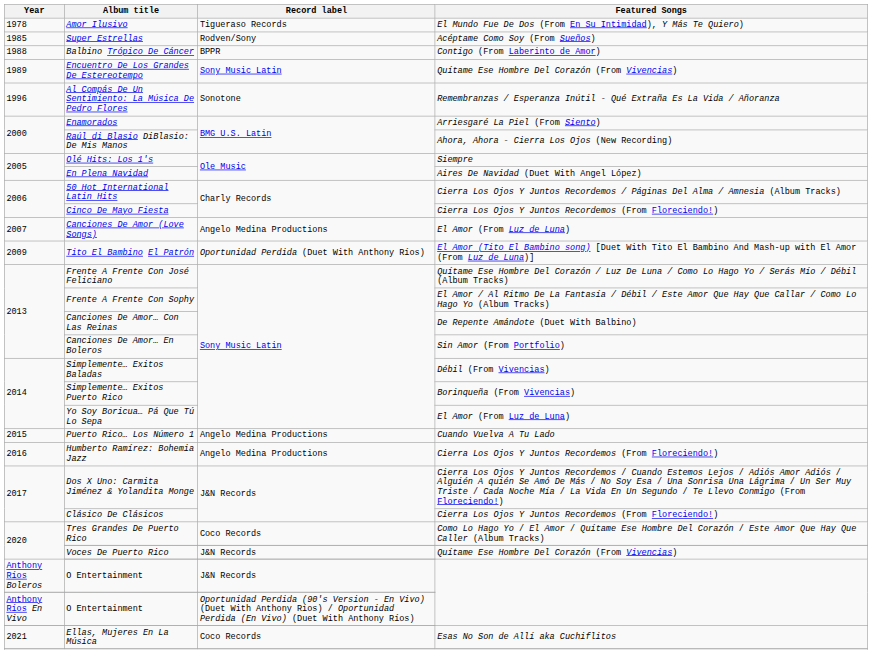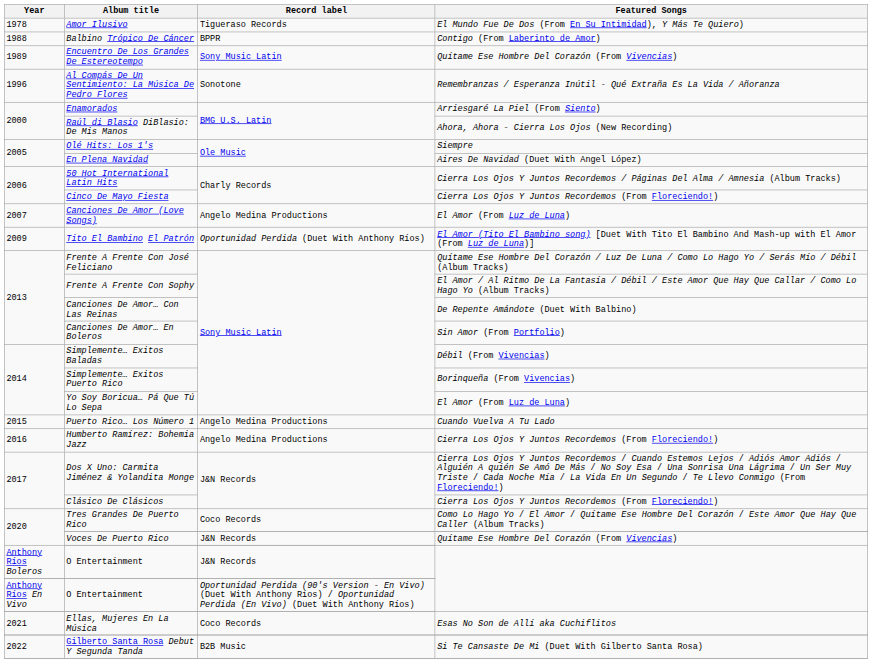- row: (17, 39)
+ row: (17, 647)
